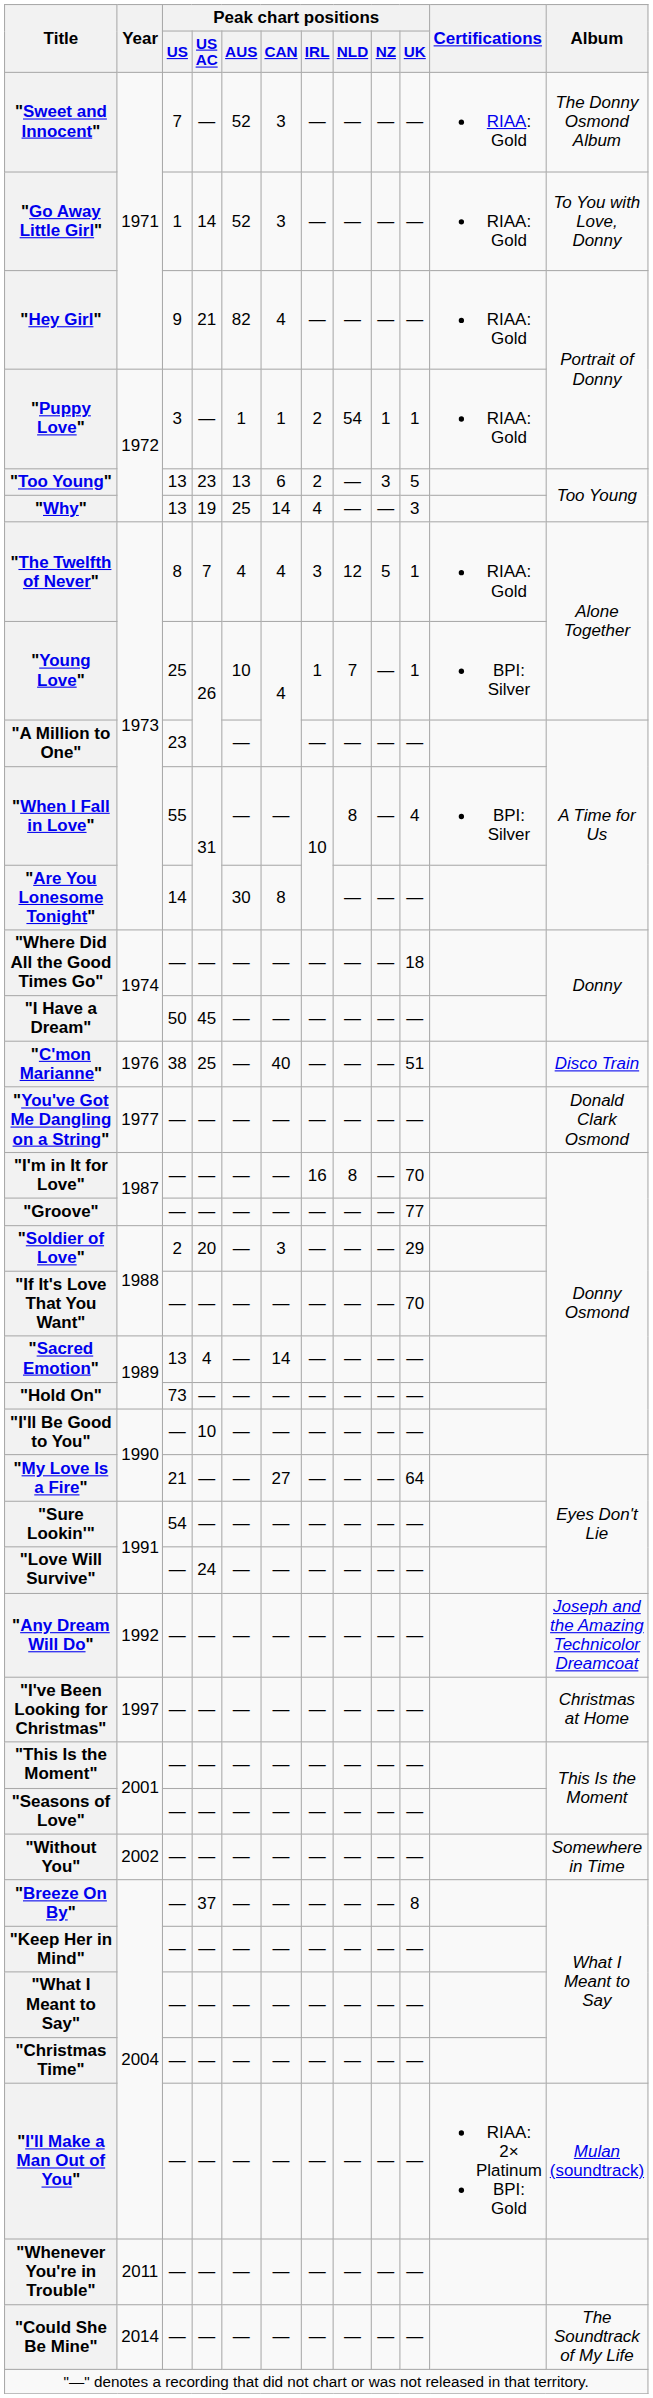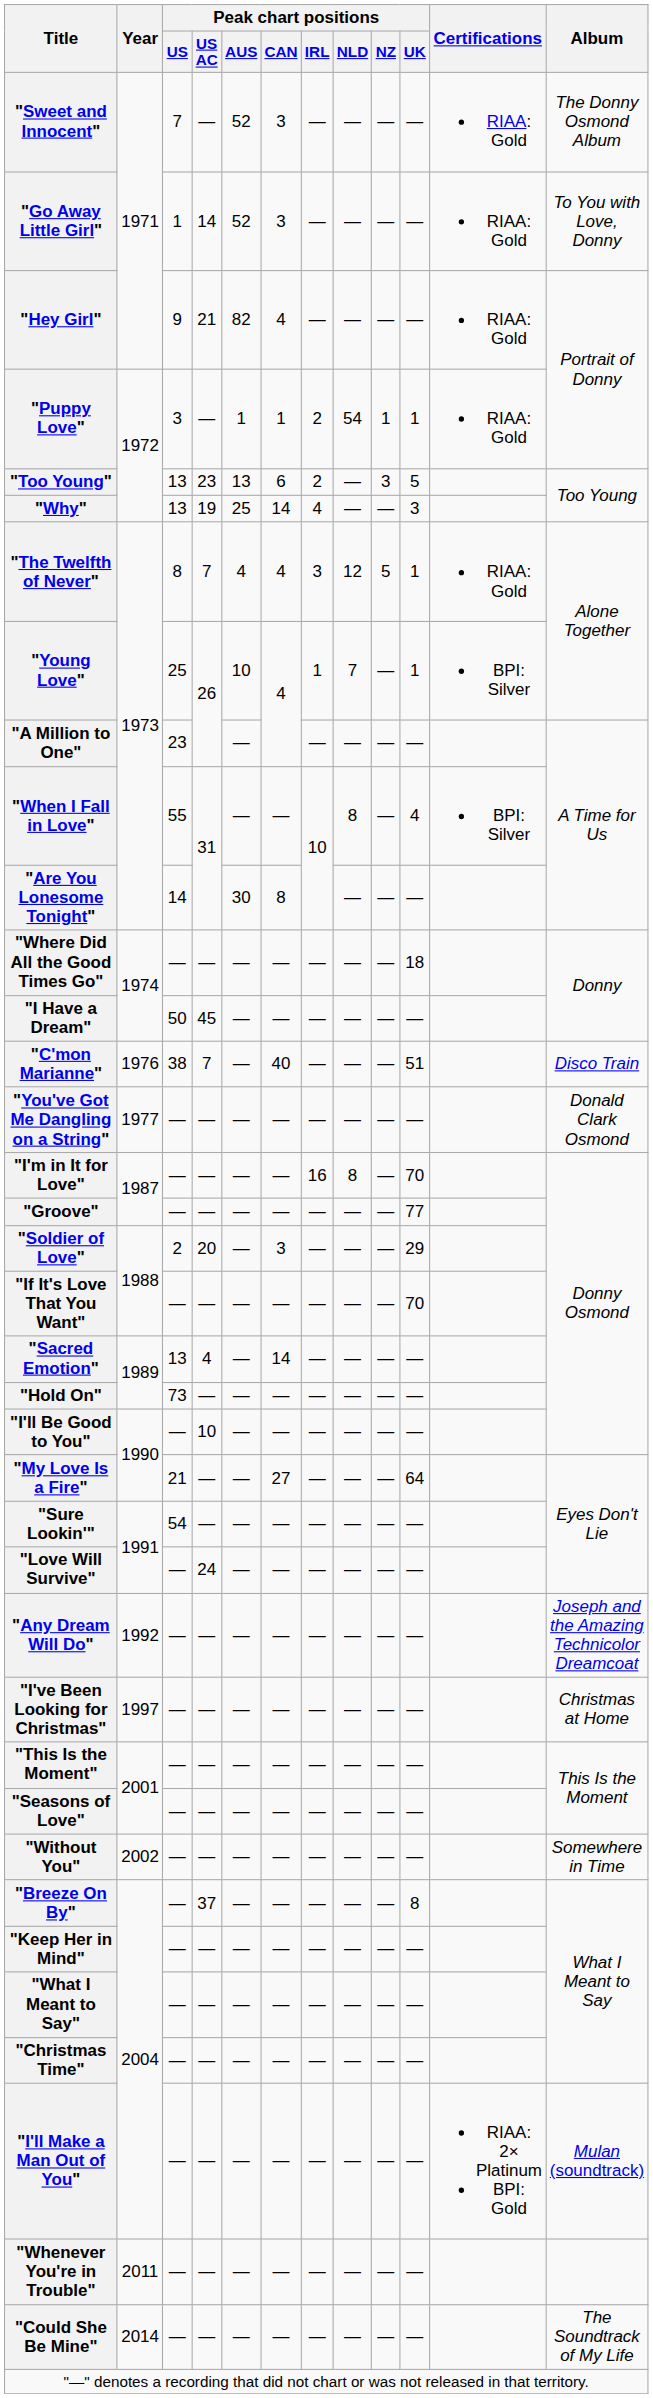(207, 1064) 25 -> (207, 1064) 7
